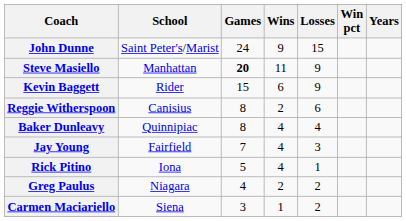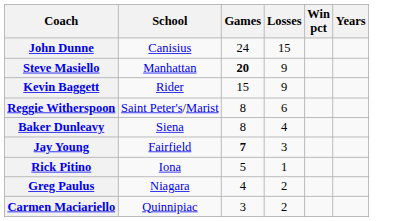- column: (281, 21)
(170, 48) Saint Peter's/Marist -> (170, 48) Canisius
(170, 107) Canisius -> (170, 107) Saint Peter's/Marist
(170, 127) Quinnipiac -> (170, 127) Siena
(243, 147) normal -> (243, 147) bold
(170, 206) Siena -> (170, 206) Quinnipiac
